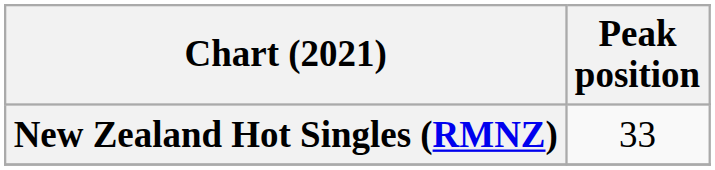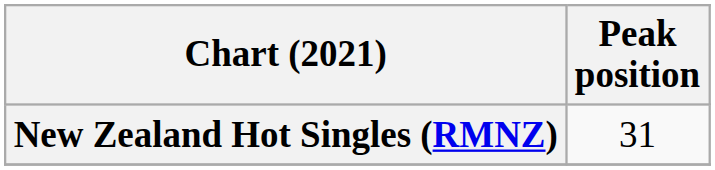(638, 134) 33 -> (638, 134) 31
